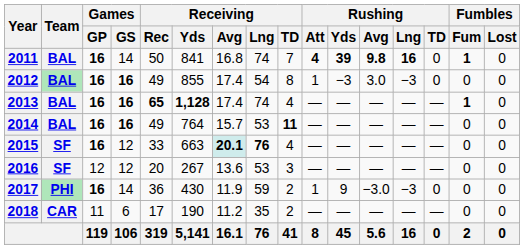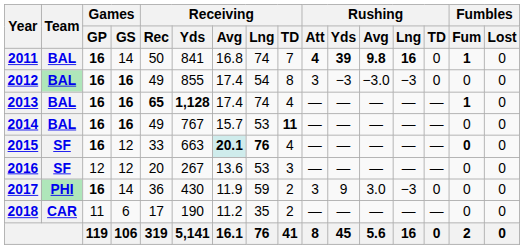(315, 80) 1 -> (315, 80) 3
(376, 80) 3.0 -> (376, 80) −3.0
(192, 124) 764 -> (192, 124) 767
(467, 146) normal -> (467, 146) bold
(315, 189) 1 -> (315, 189) 3
(376, 189) −3.0 -> (376, 189) 3.0
